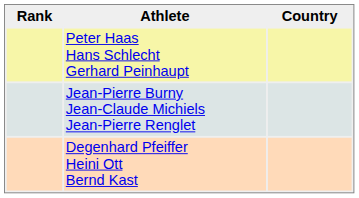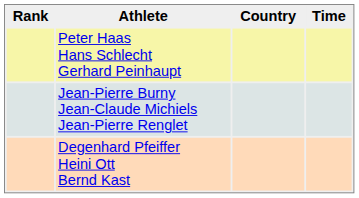+ column: (329, 16)
